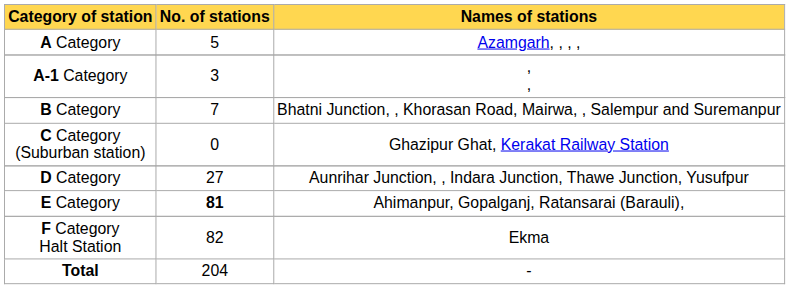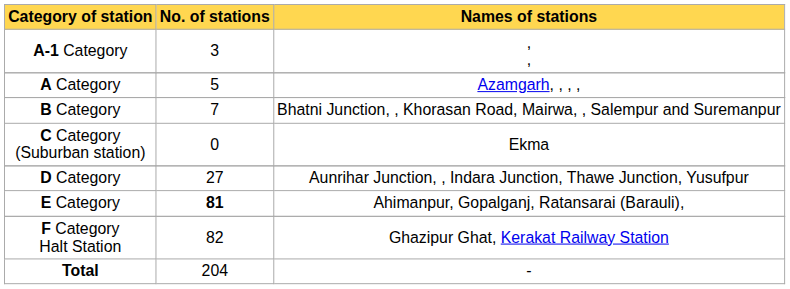rows swapped: (80, 76) <-> (80, 42)
(529, 144) Ghazipur Ghat, Kerakat Railway Station -> (529, 144) Ekma
(529, 237) Ekma -> (529, 237) Ghazipur Ghat, Kerakat Railway Station
